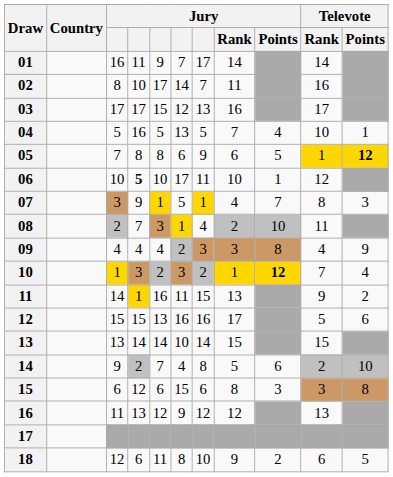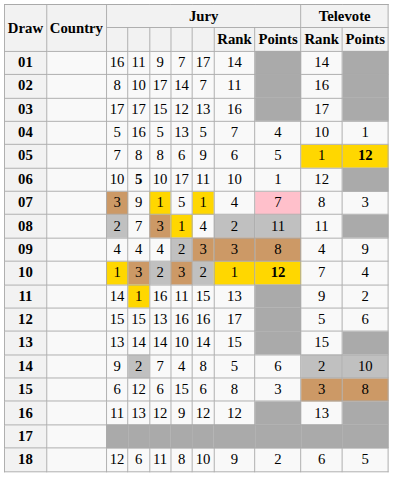(278, 202) no background -> (278, 202) pink background
(278, 226) 10 -> (278, 226) 11
